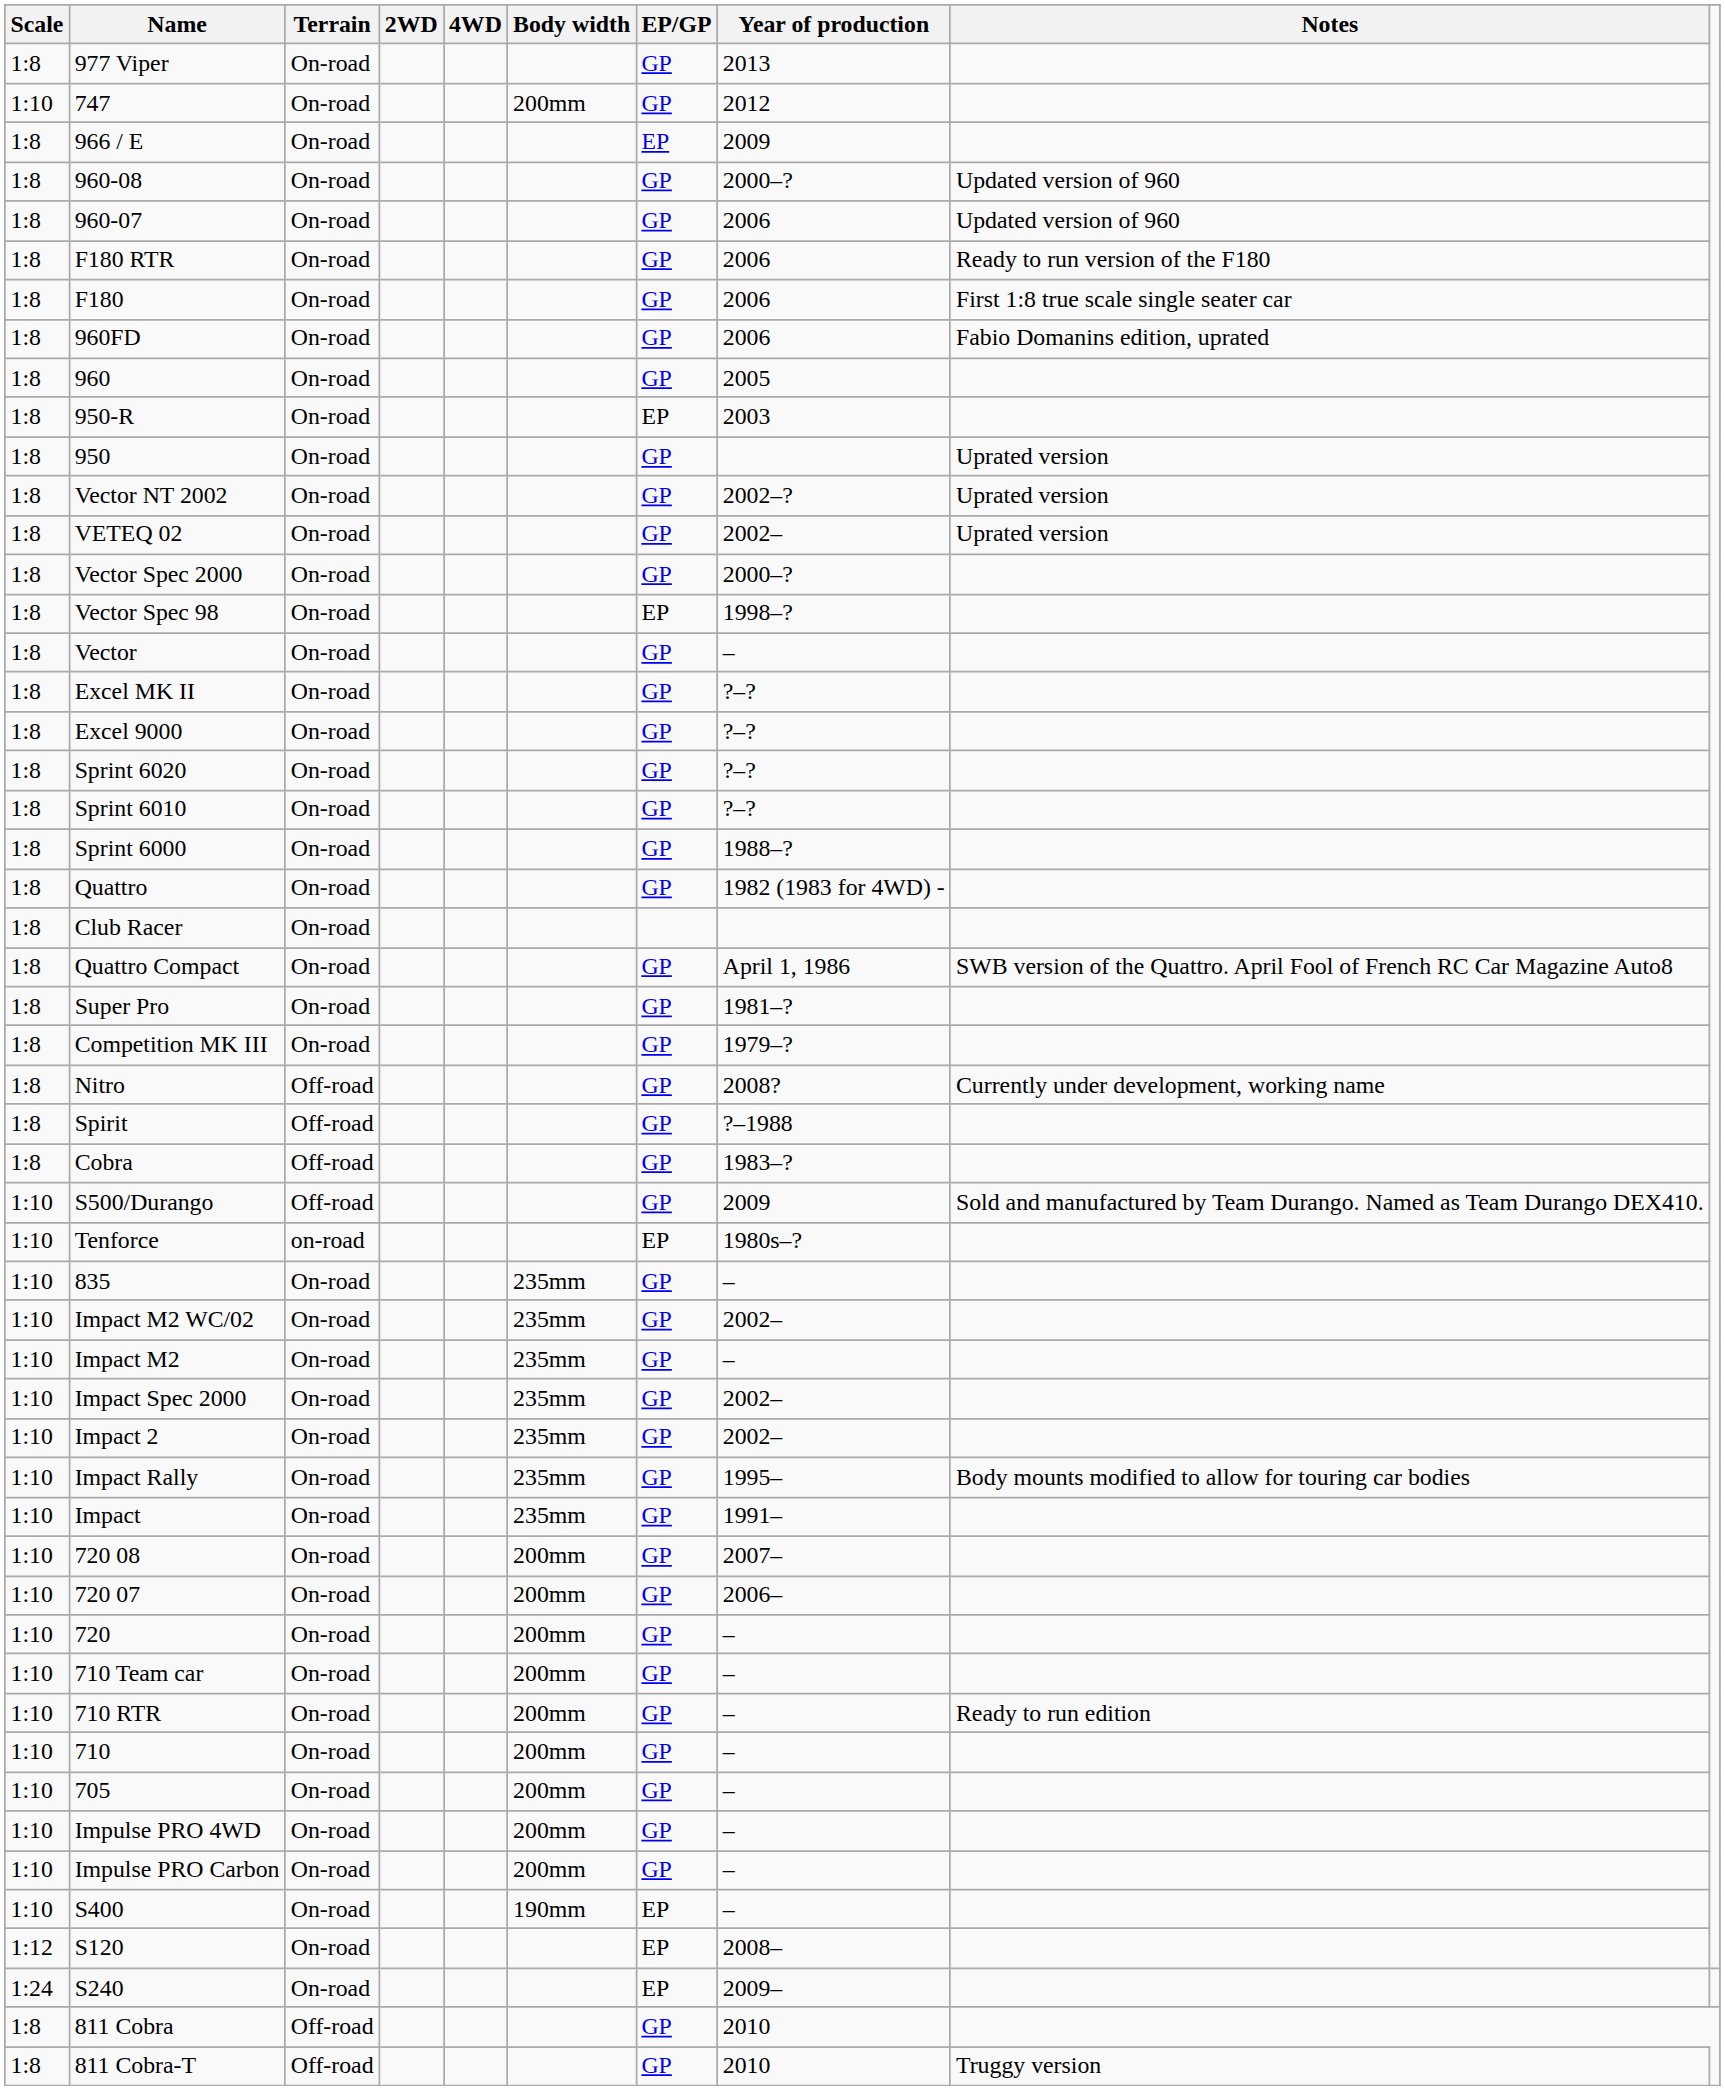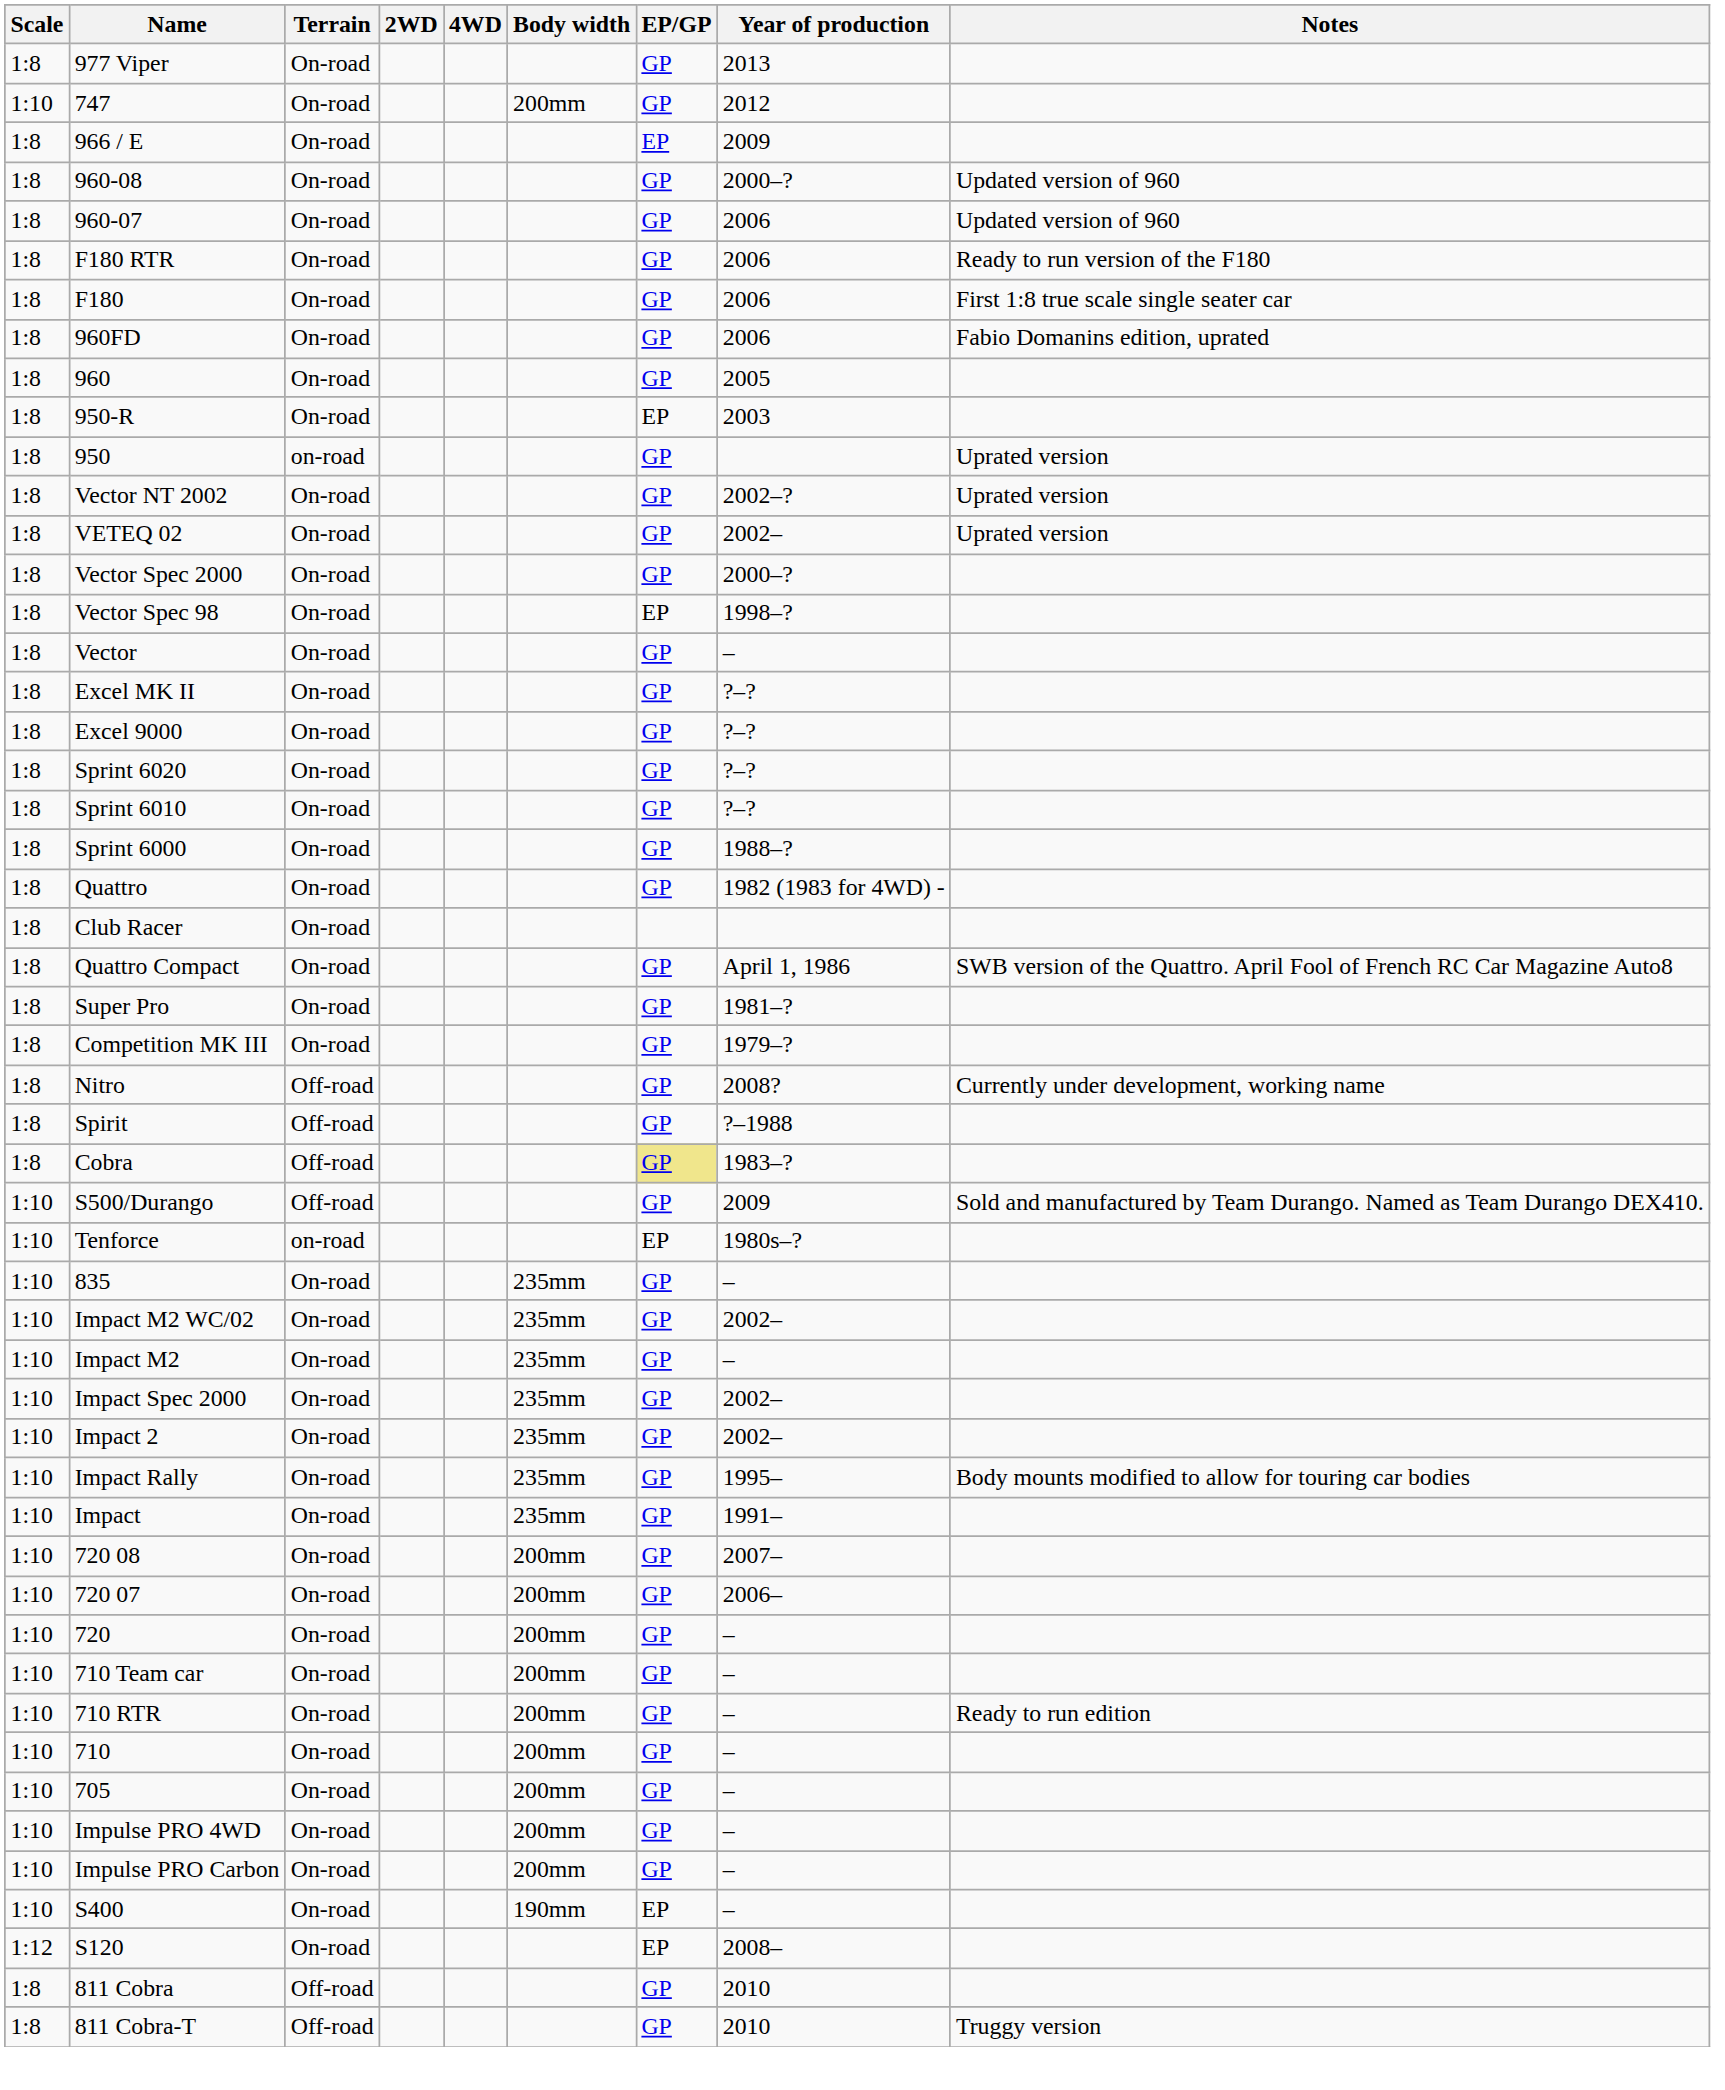(330, 455) On-road -> (328, 455) on-road
(657, 1162) no background -> (657, 1162) khaki background
- row: (99, 1987)
